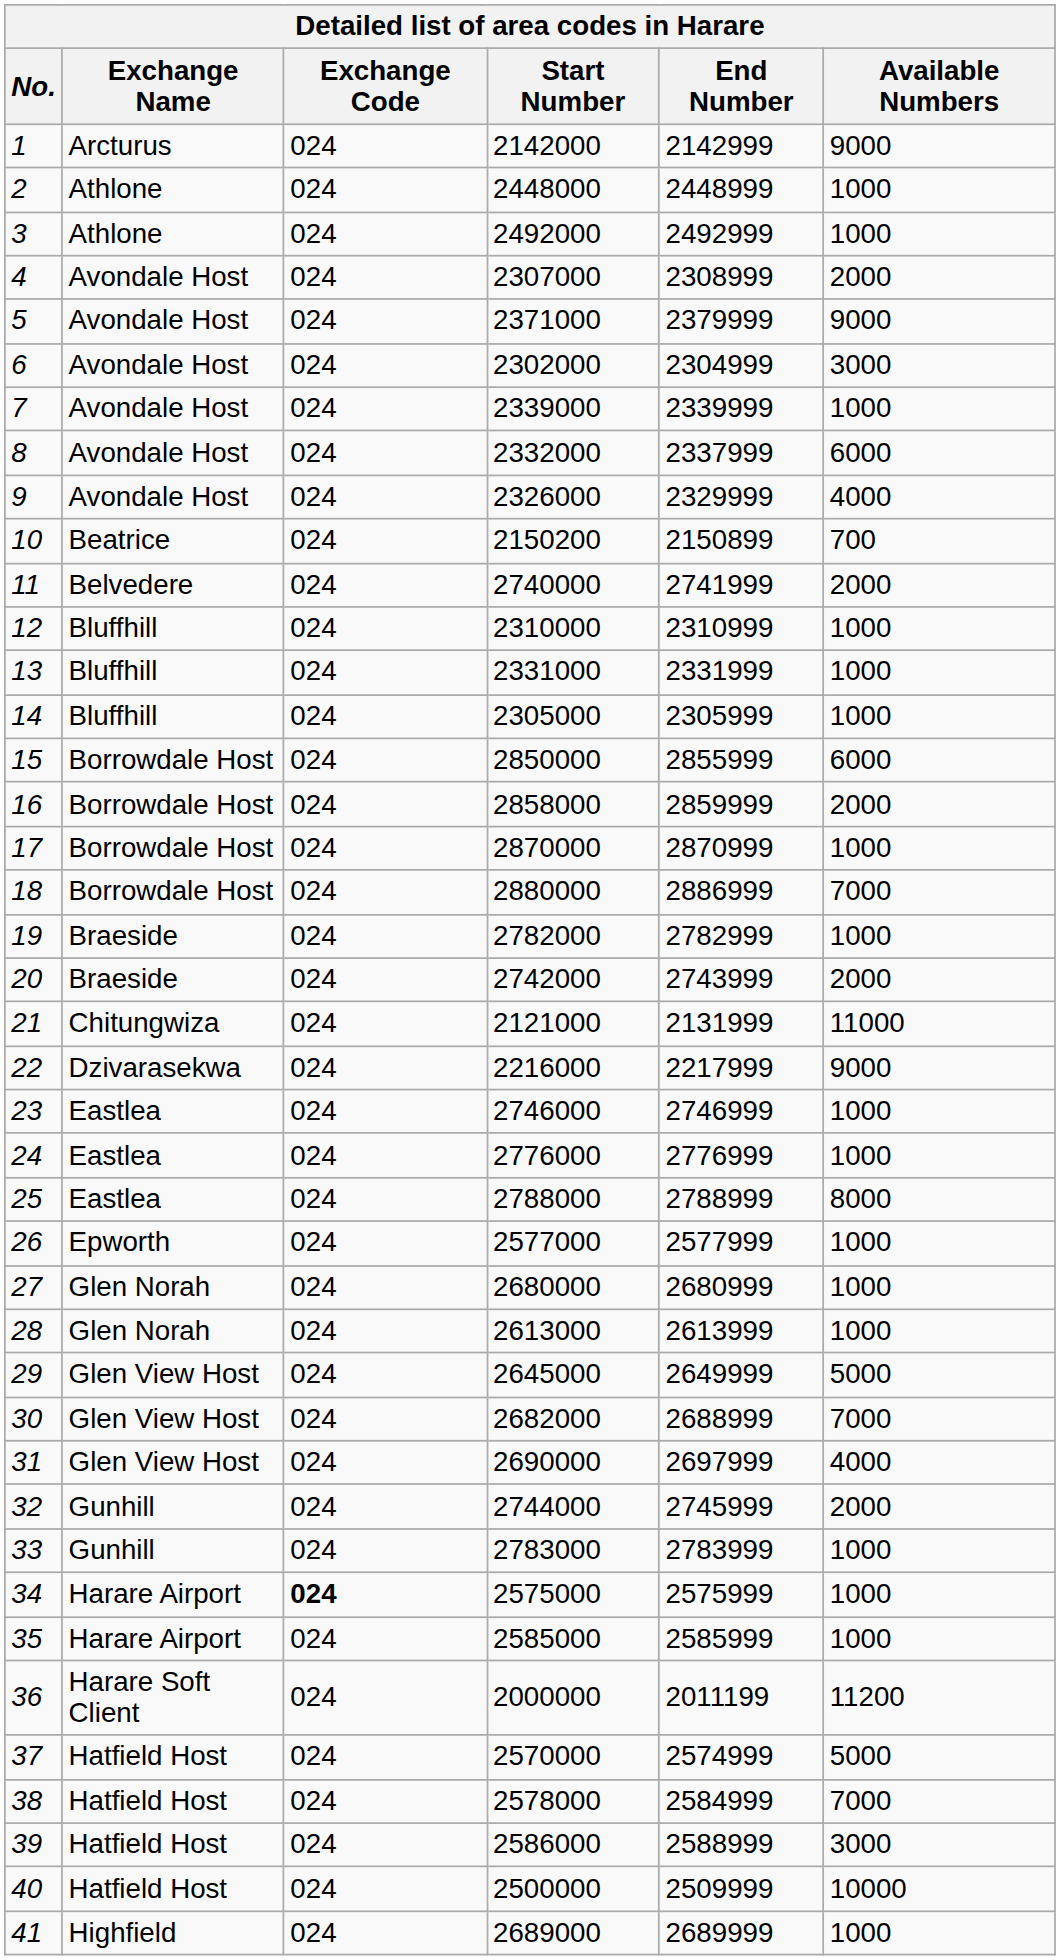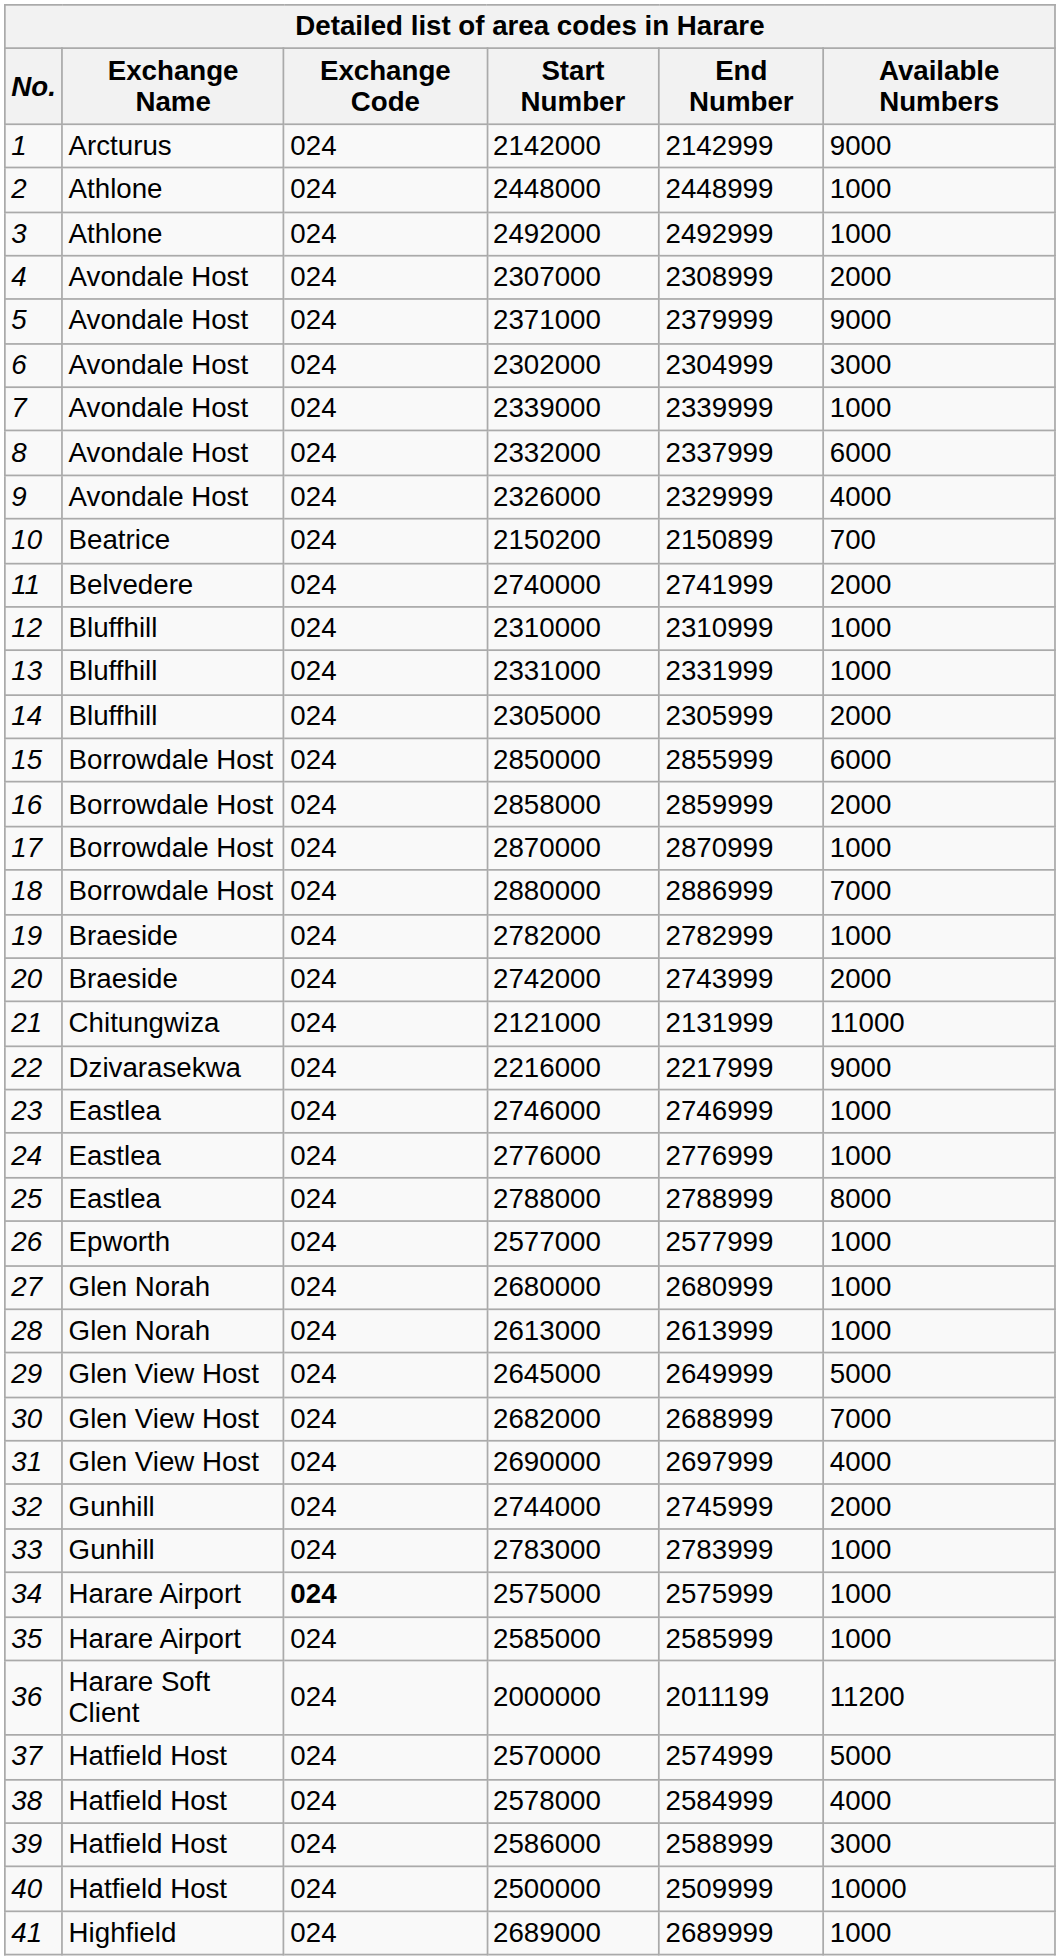(861, 716) 1000 -> (861, 716) 2000
(861, 1800) 7000 -> (861, 1800) 4000
